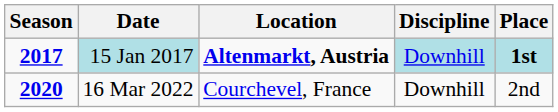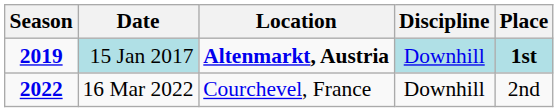(41, 55) 2017 -> (41, 55) 2019
(41, 89) 2020 -> (41, 89) 2022
